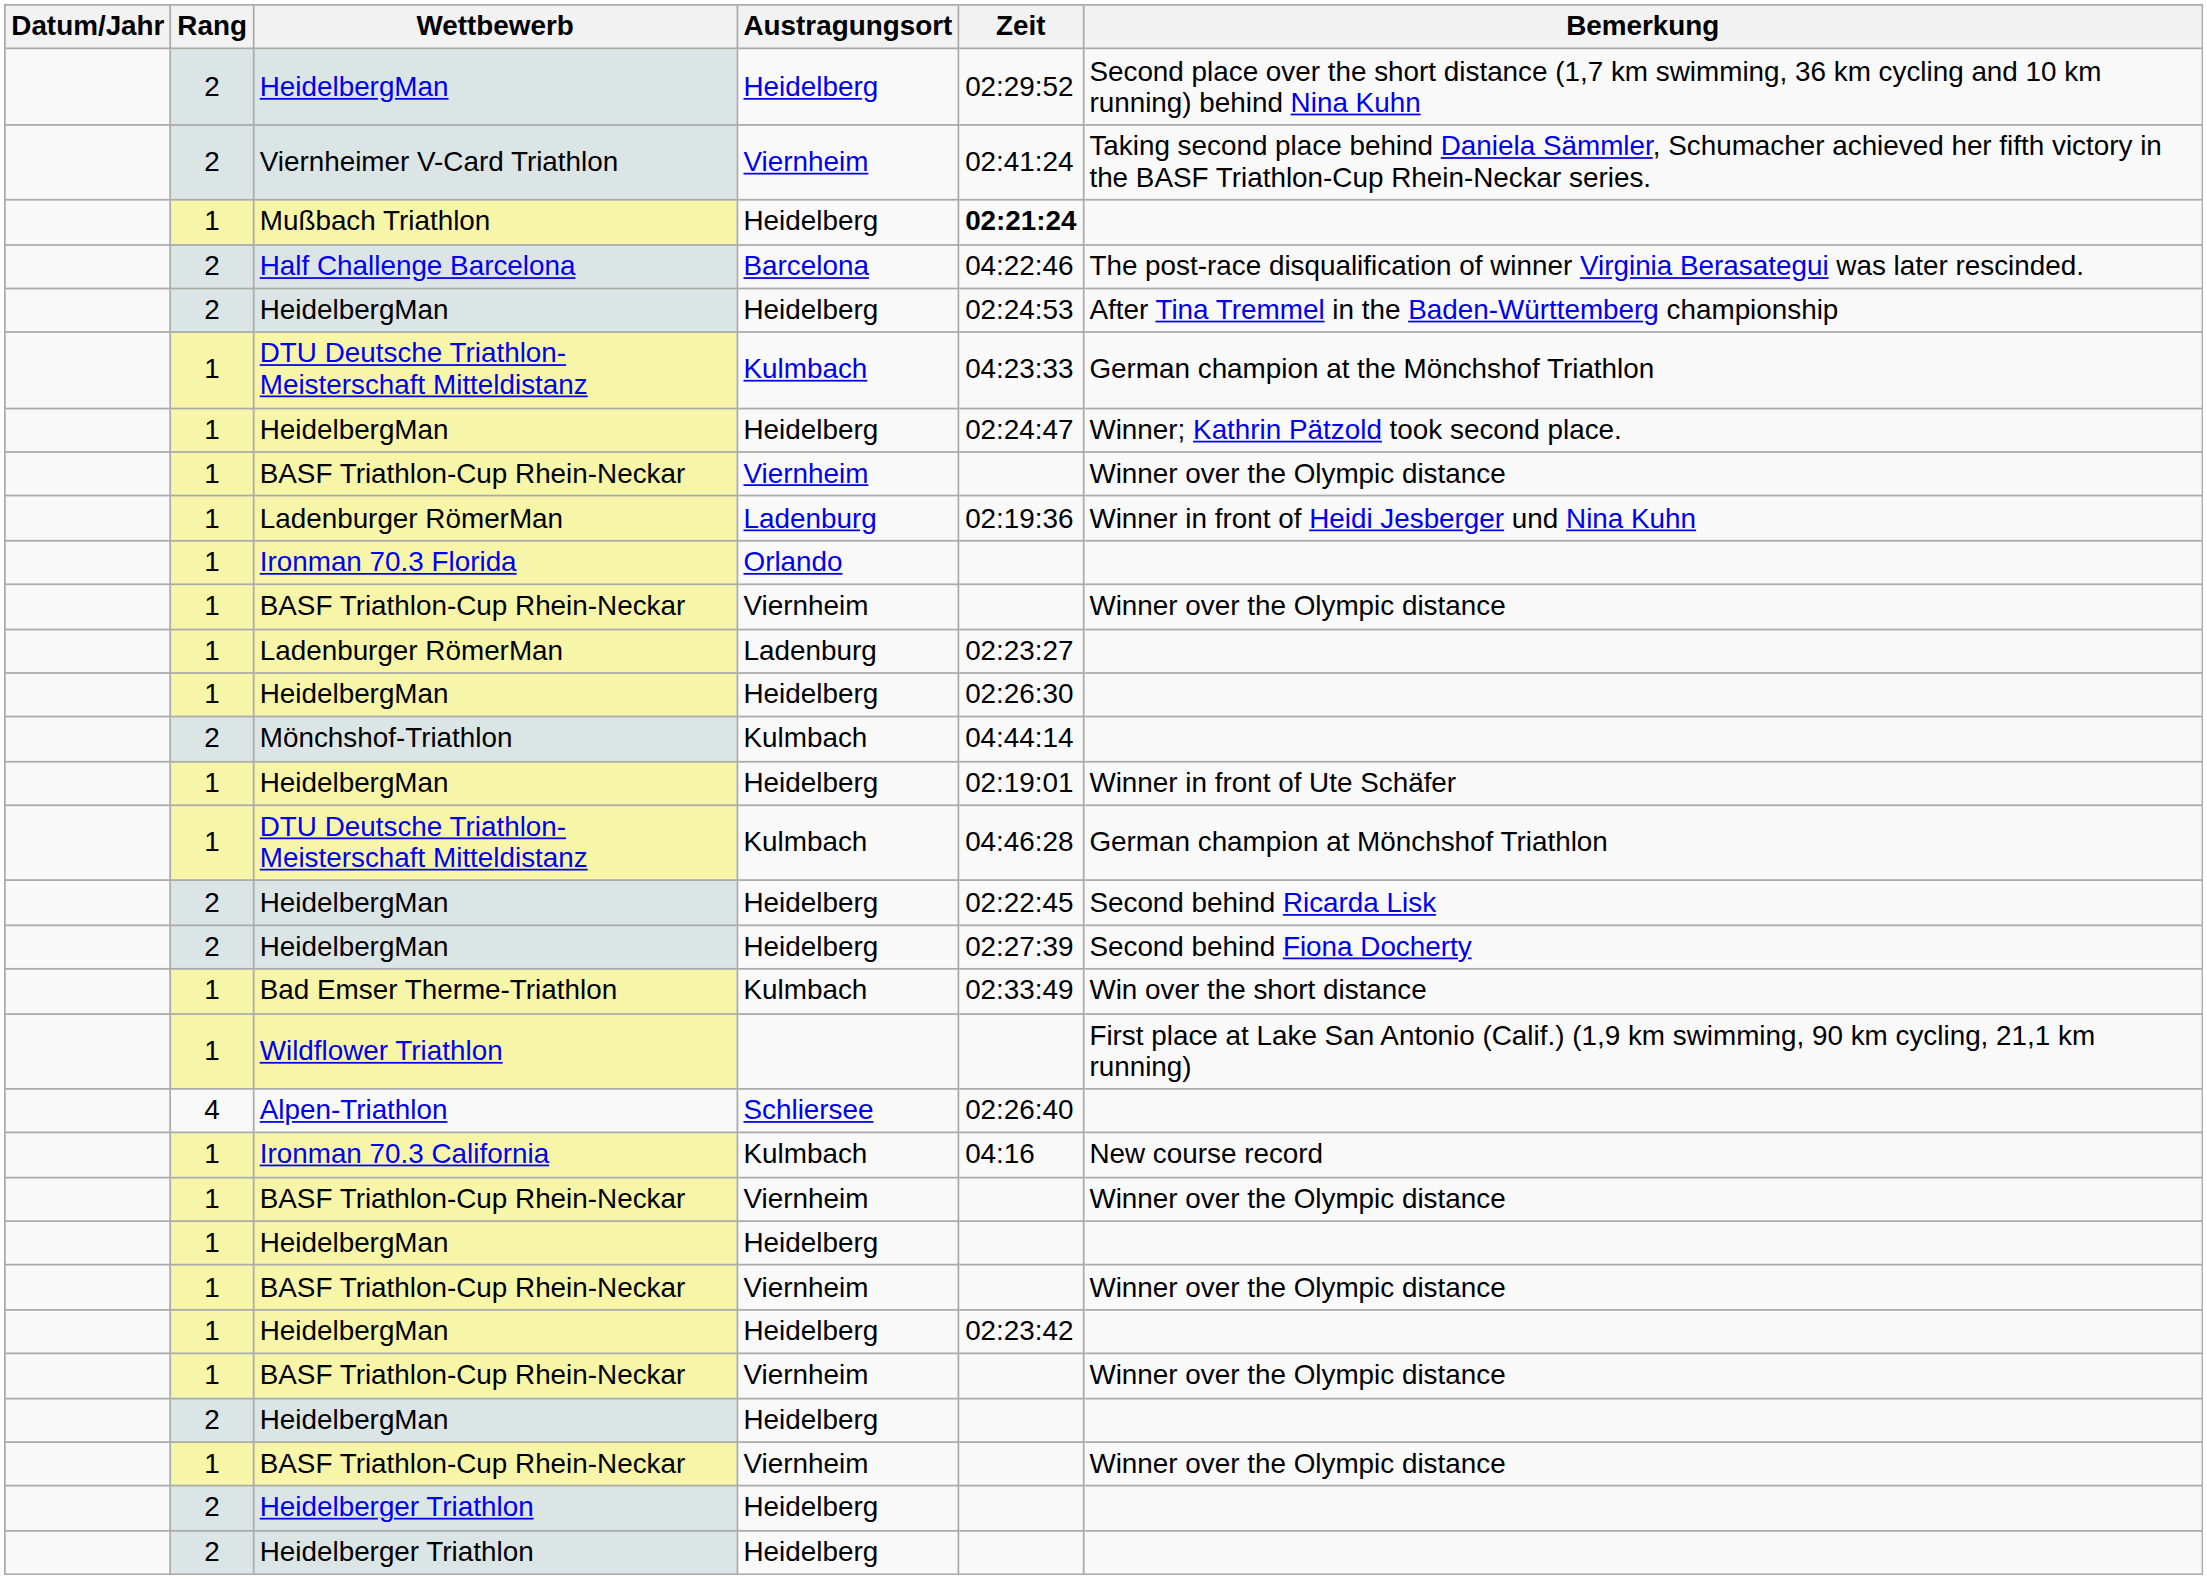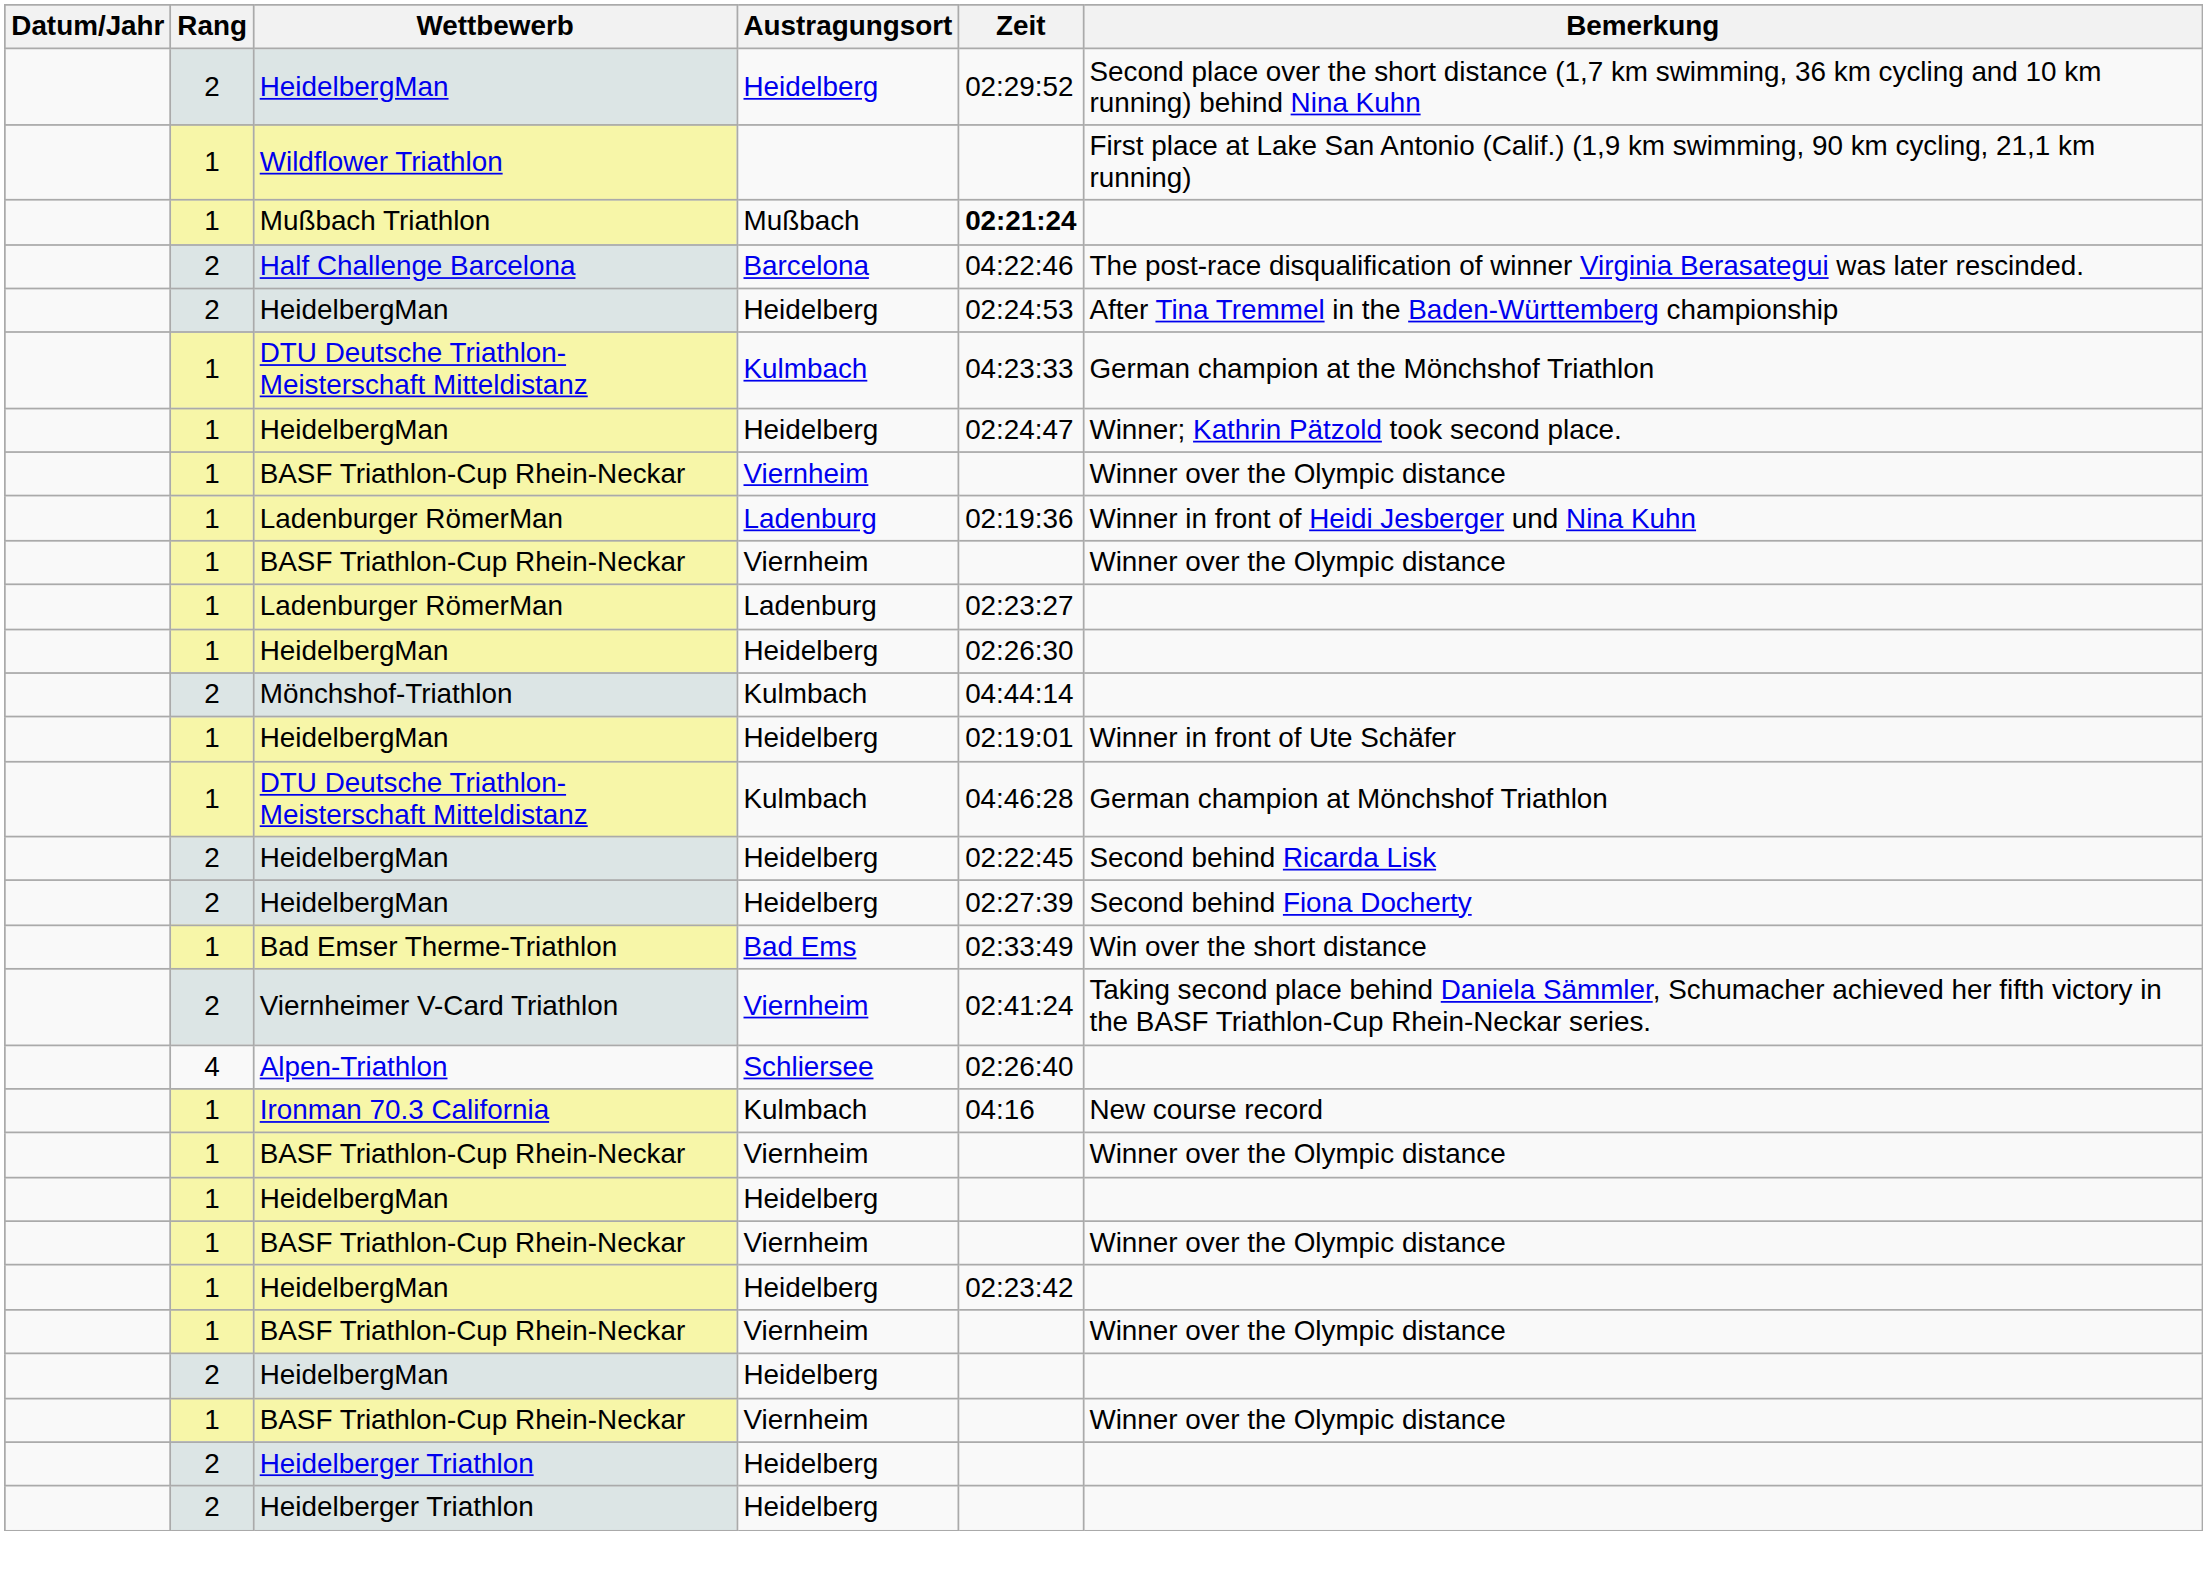rows swapped: (212, 161) <-> (212, 1050)
(811, 221) Heidelberg -> (802, 221) Mußbach
- row: (212, 562)
(805, 990) Kulmbach -> (800, 946) Bad Ems
